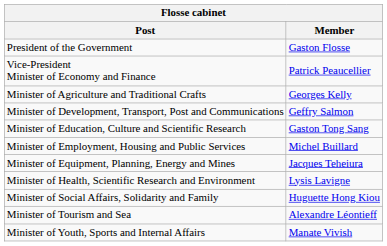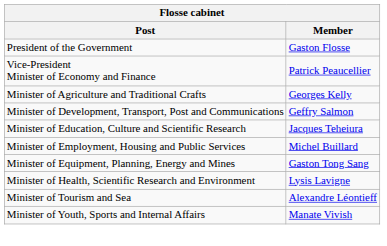(329, 128) Gaston Tong Sang -> (326, 128) Jacques Teheiura
(326, 163) Jacques Teheiura -> (329, 163) Gaston Tong Sang
- row: (113, 197)
